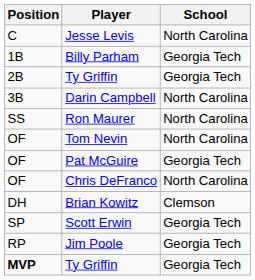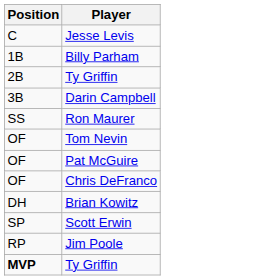- column: (205, 14)
